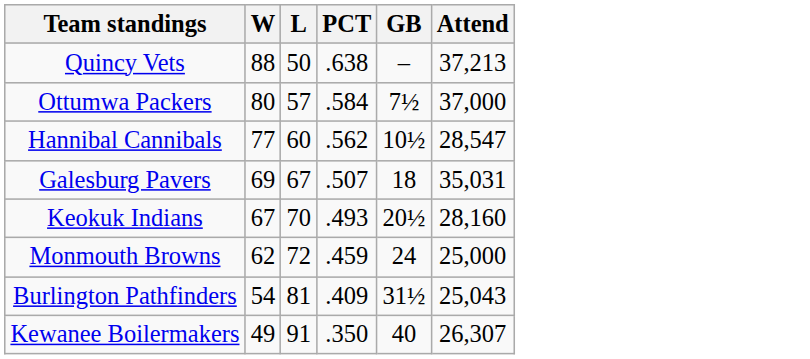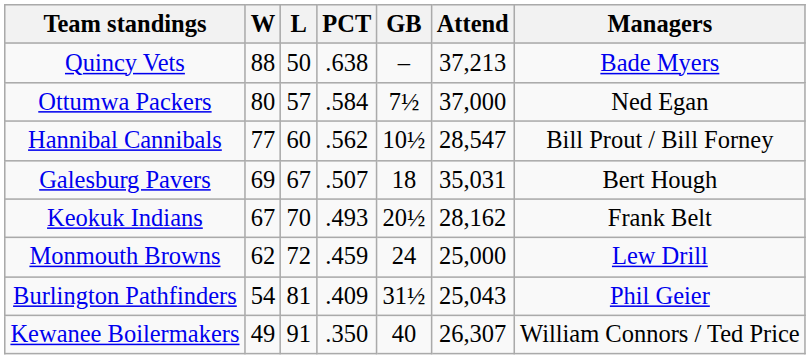+ column: (660, 23)
(473, 218) 28,160 -> (473, 218) 28,162
